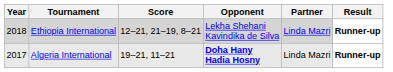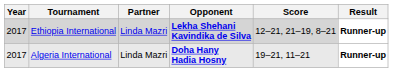columns swapped: (307, 12) <-> (161, 12)
(17, 31) 2018 -> (17, 31) 2017
(242, 31) normal -> (211, 31) bold
